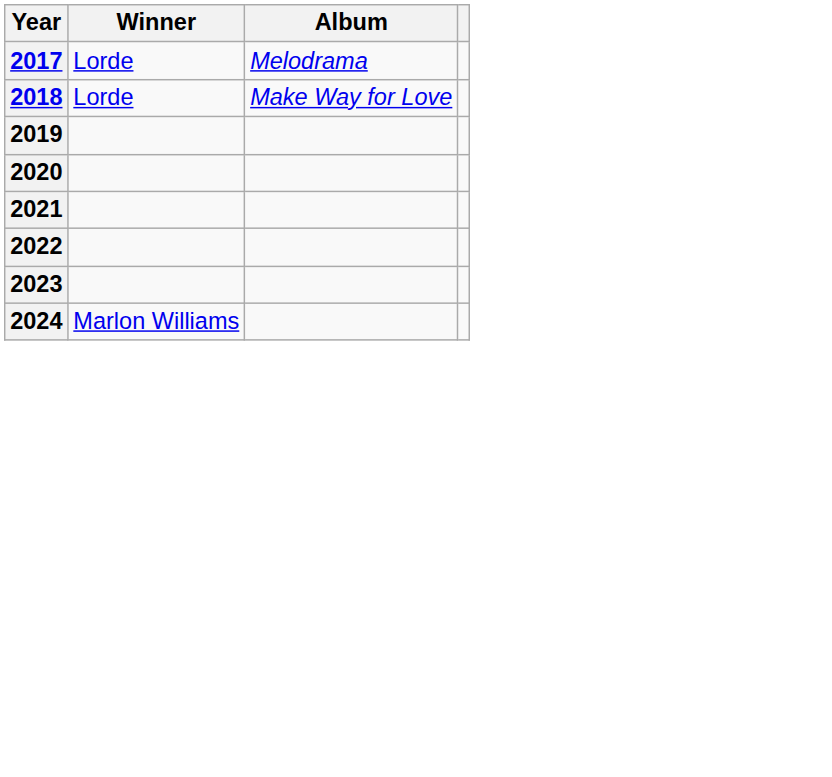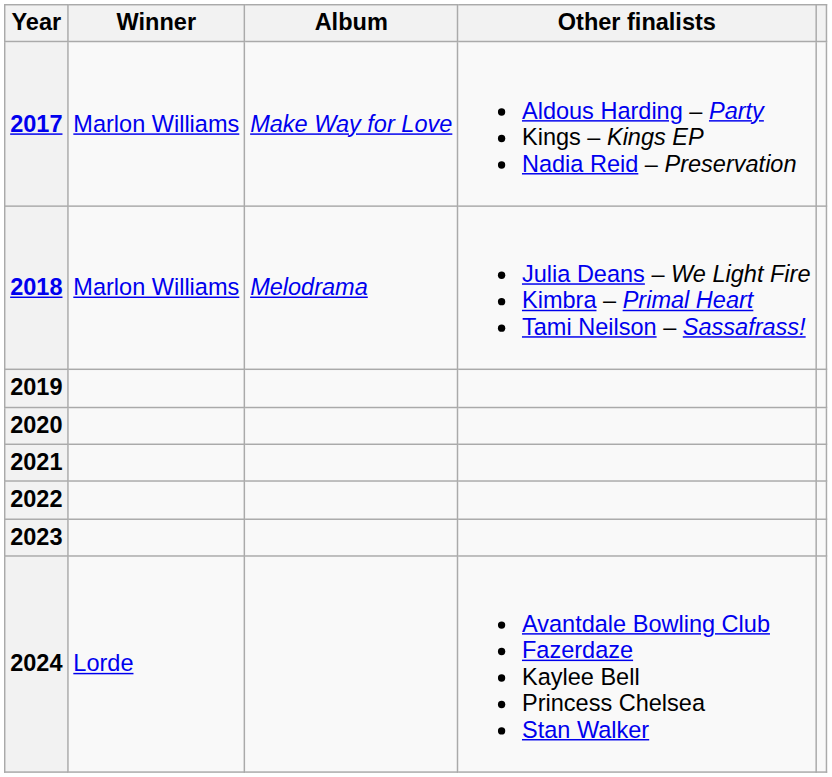+ column: (637, 23)
(103, 60) Lorde -> (156, 123) Marlon Williams
(309, 60) Melodrama -> (351, 123) Make Way for Love
(103, 97) Lorde -> (156, 287) Marlon Williams
(351, 97) Make Way for Love -> (309, 287) Melodrama
(156, 321) Marlon Williams -> (103, 664) Lorde
